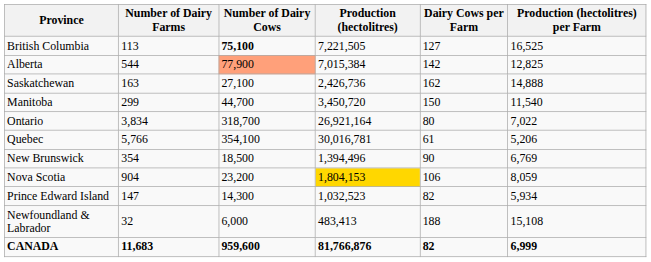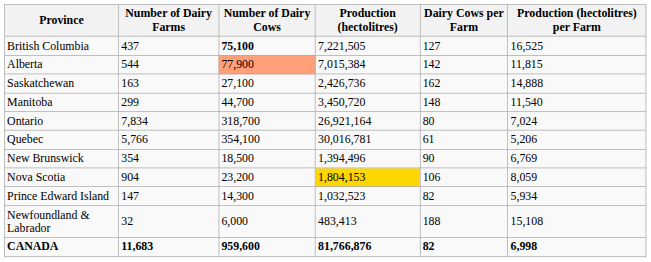(130, 45) 113 -> (130, 45) 437
(527, 64) 12,825 -> (527, 64) 11,815
(432, 102) 150 -> (432, 102) 148
(135, 121) 3,834 -> (135, 121) 7,834
(524, 121) 7,022 -> (524, 121) 7,024
(524, 247) 6,999 -> (524, 247) 6,998
